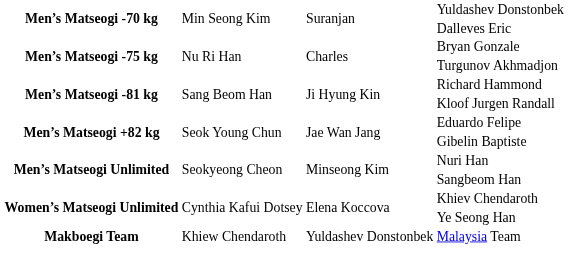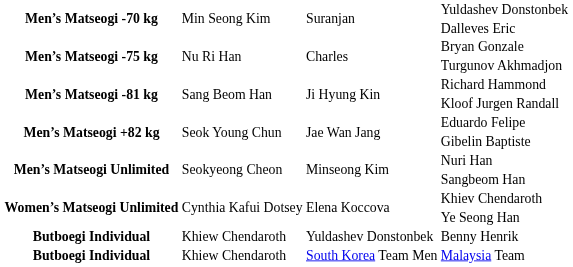+ row: (480, 236)
(91, 236) Makboegi Team -> (91, 255) Butboegi Individual
(370, 236) Yuldashev Donstonbek -> (372, 255) South Korea Team Men
